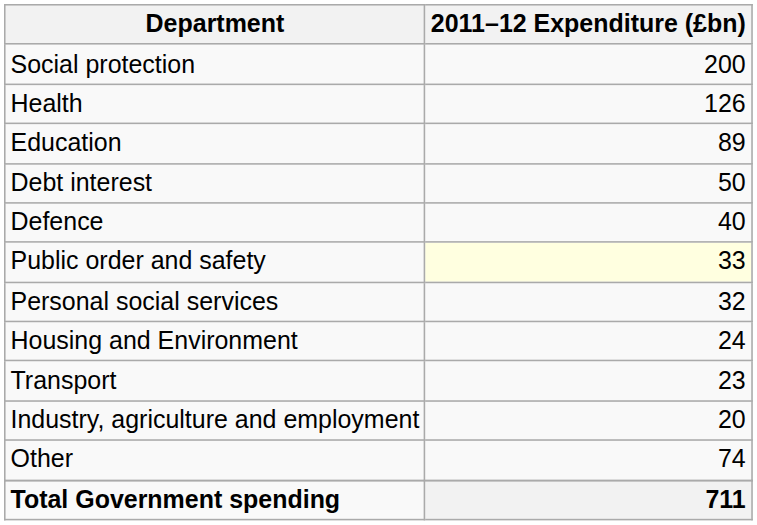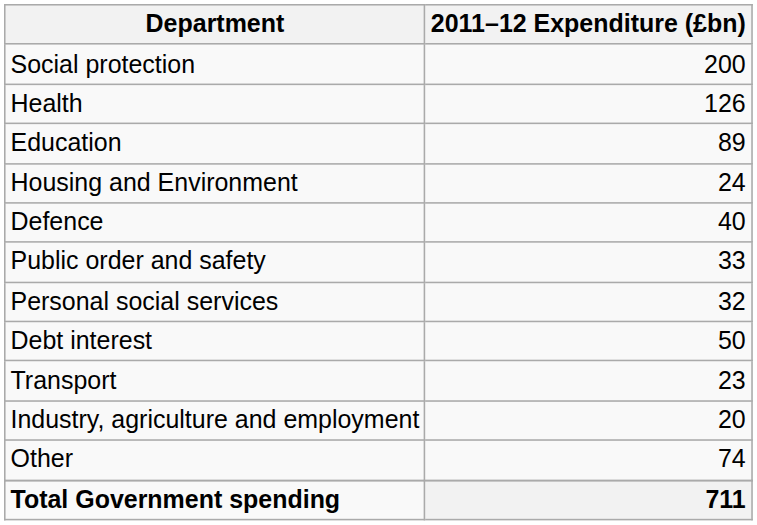rows swapped: (81, 182) <-> (154, 340)
(732, 261) lightyellow background -> (732, 261) no background
